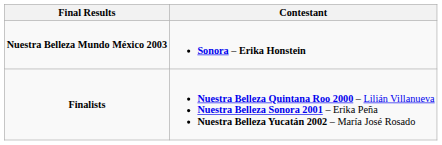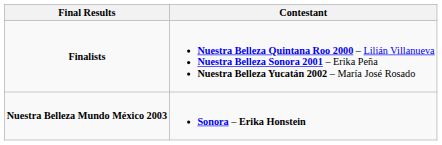rows swapped: (87, 44) <-> (87, 104)
